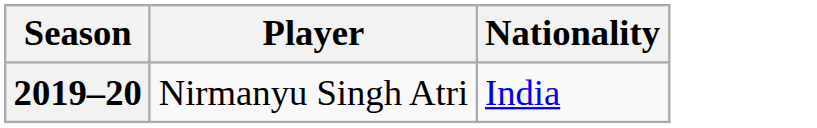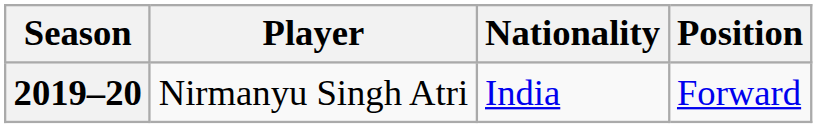+ column: (740, 33)
